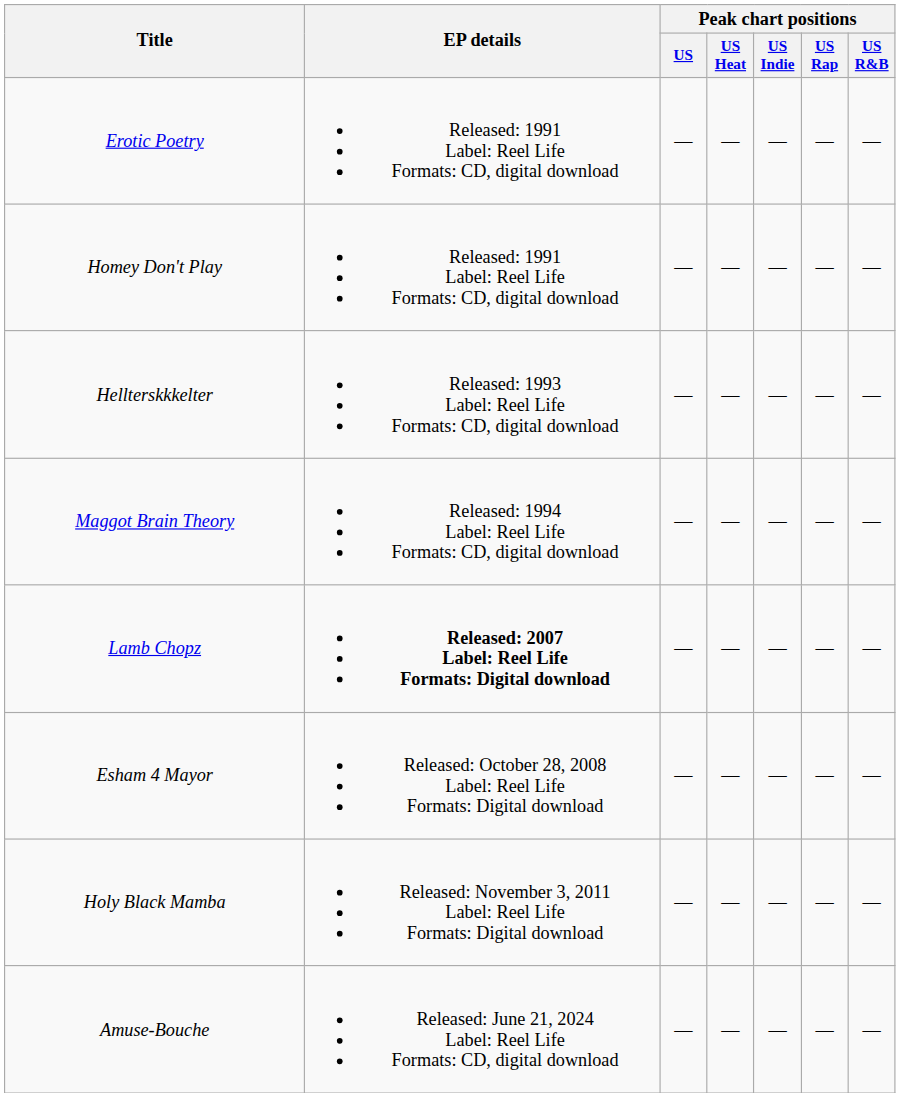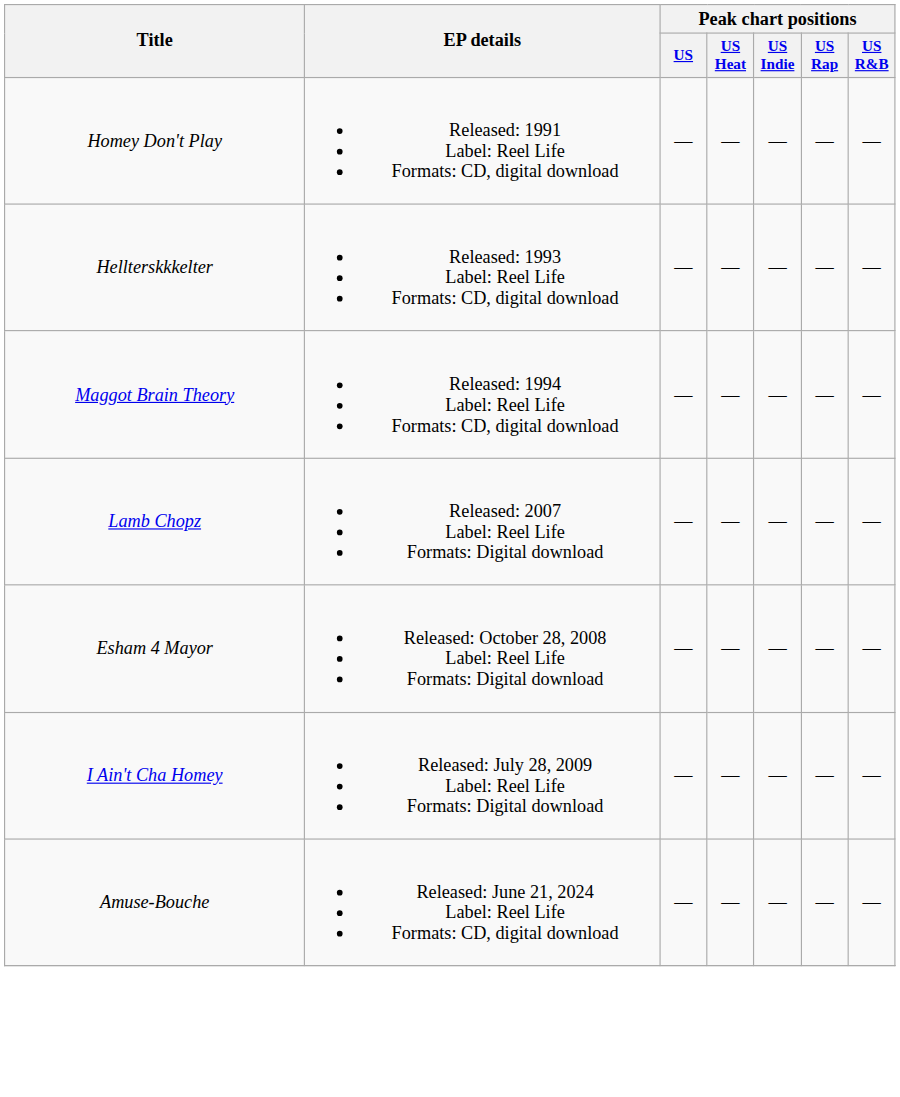- row: (155, 140)
(482, 659) bold -> (482, 532) normal
+ row: (155, 775)
- row: (155, 902)
